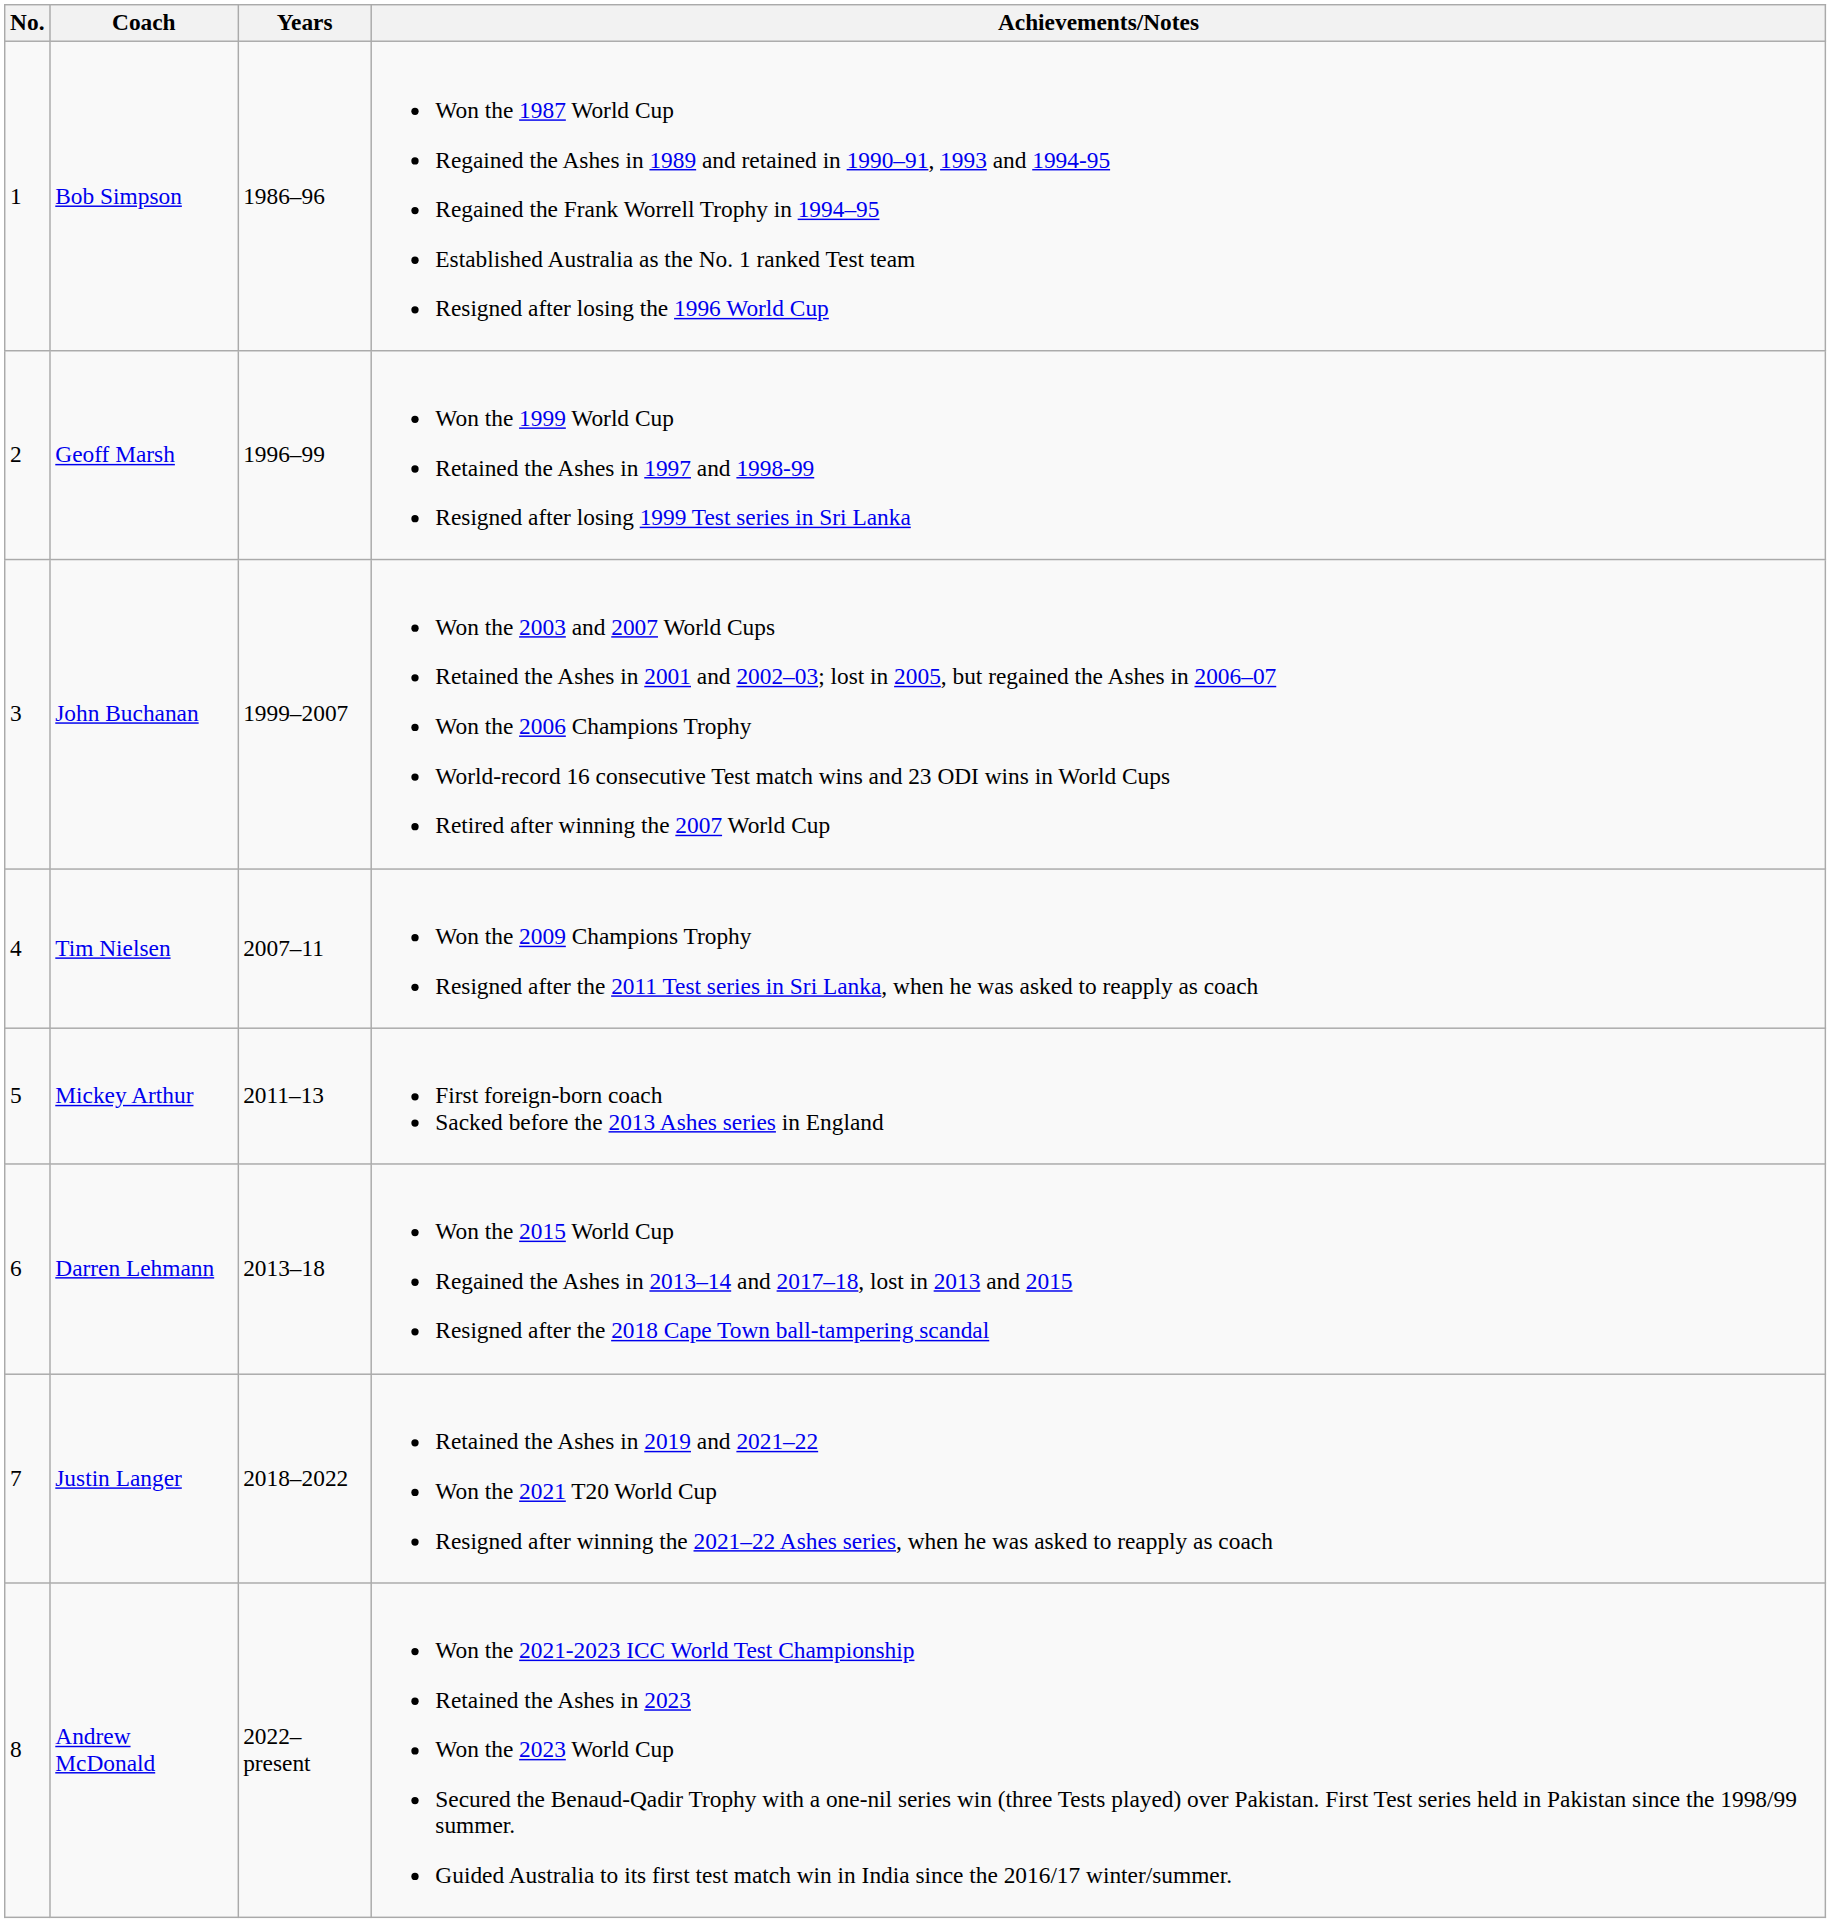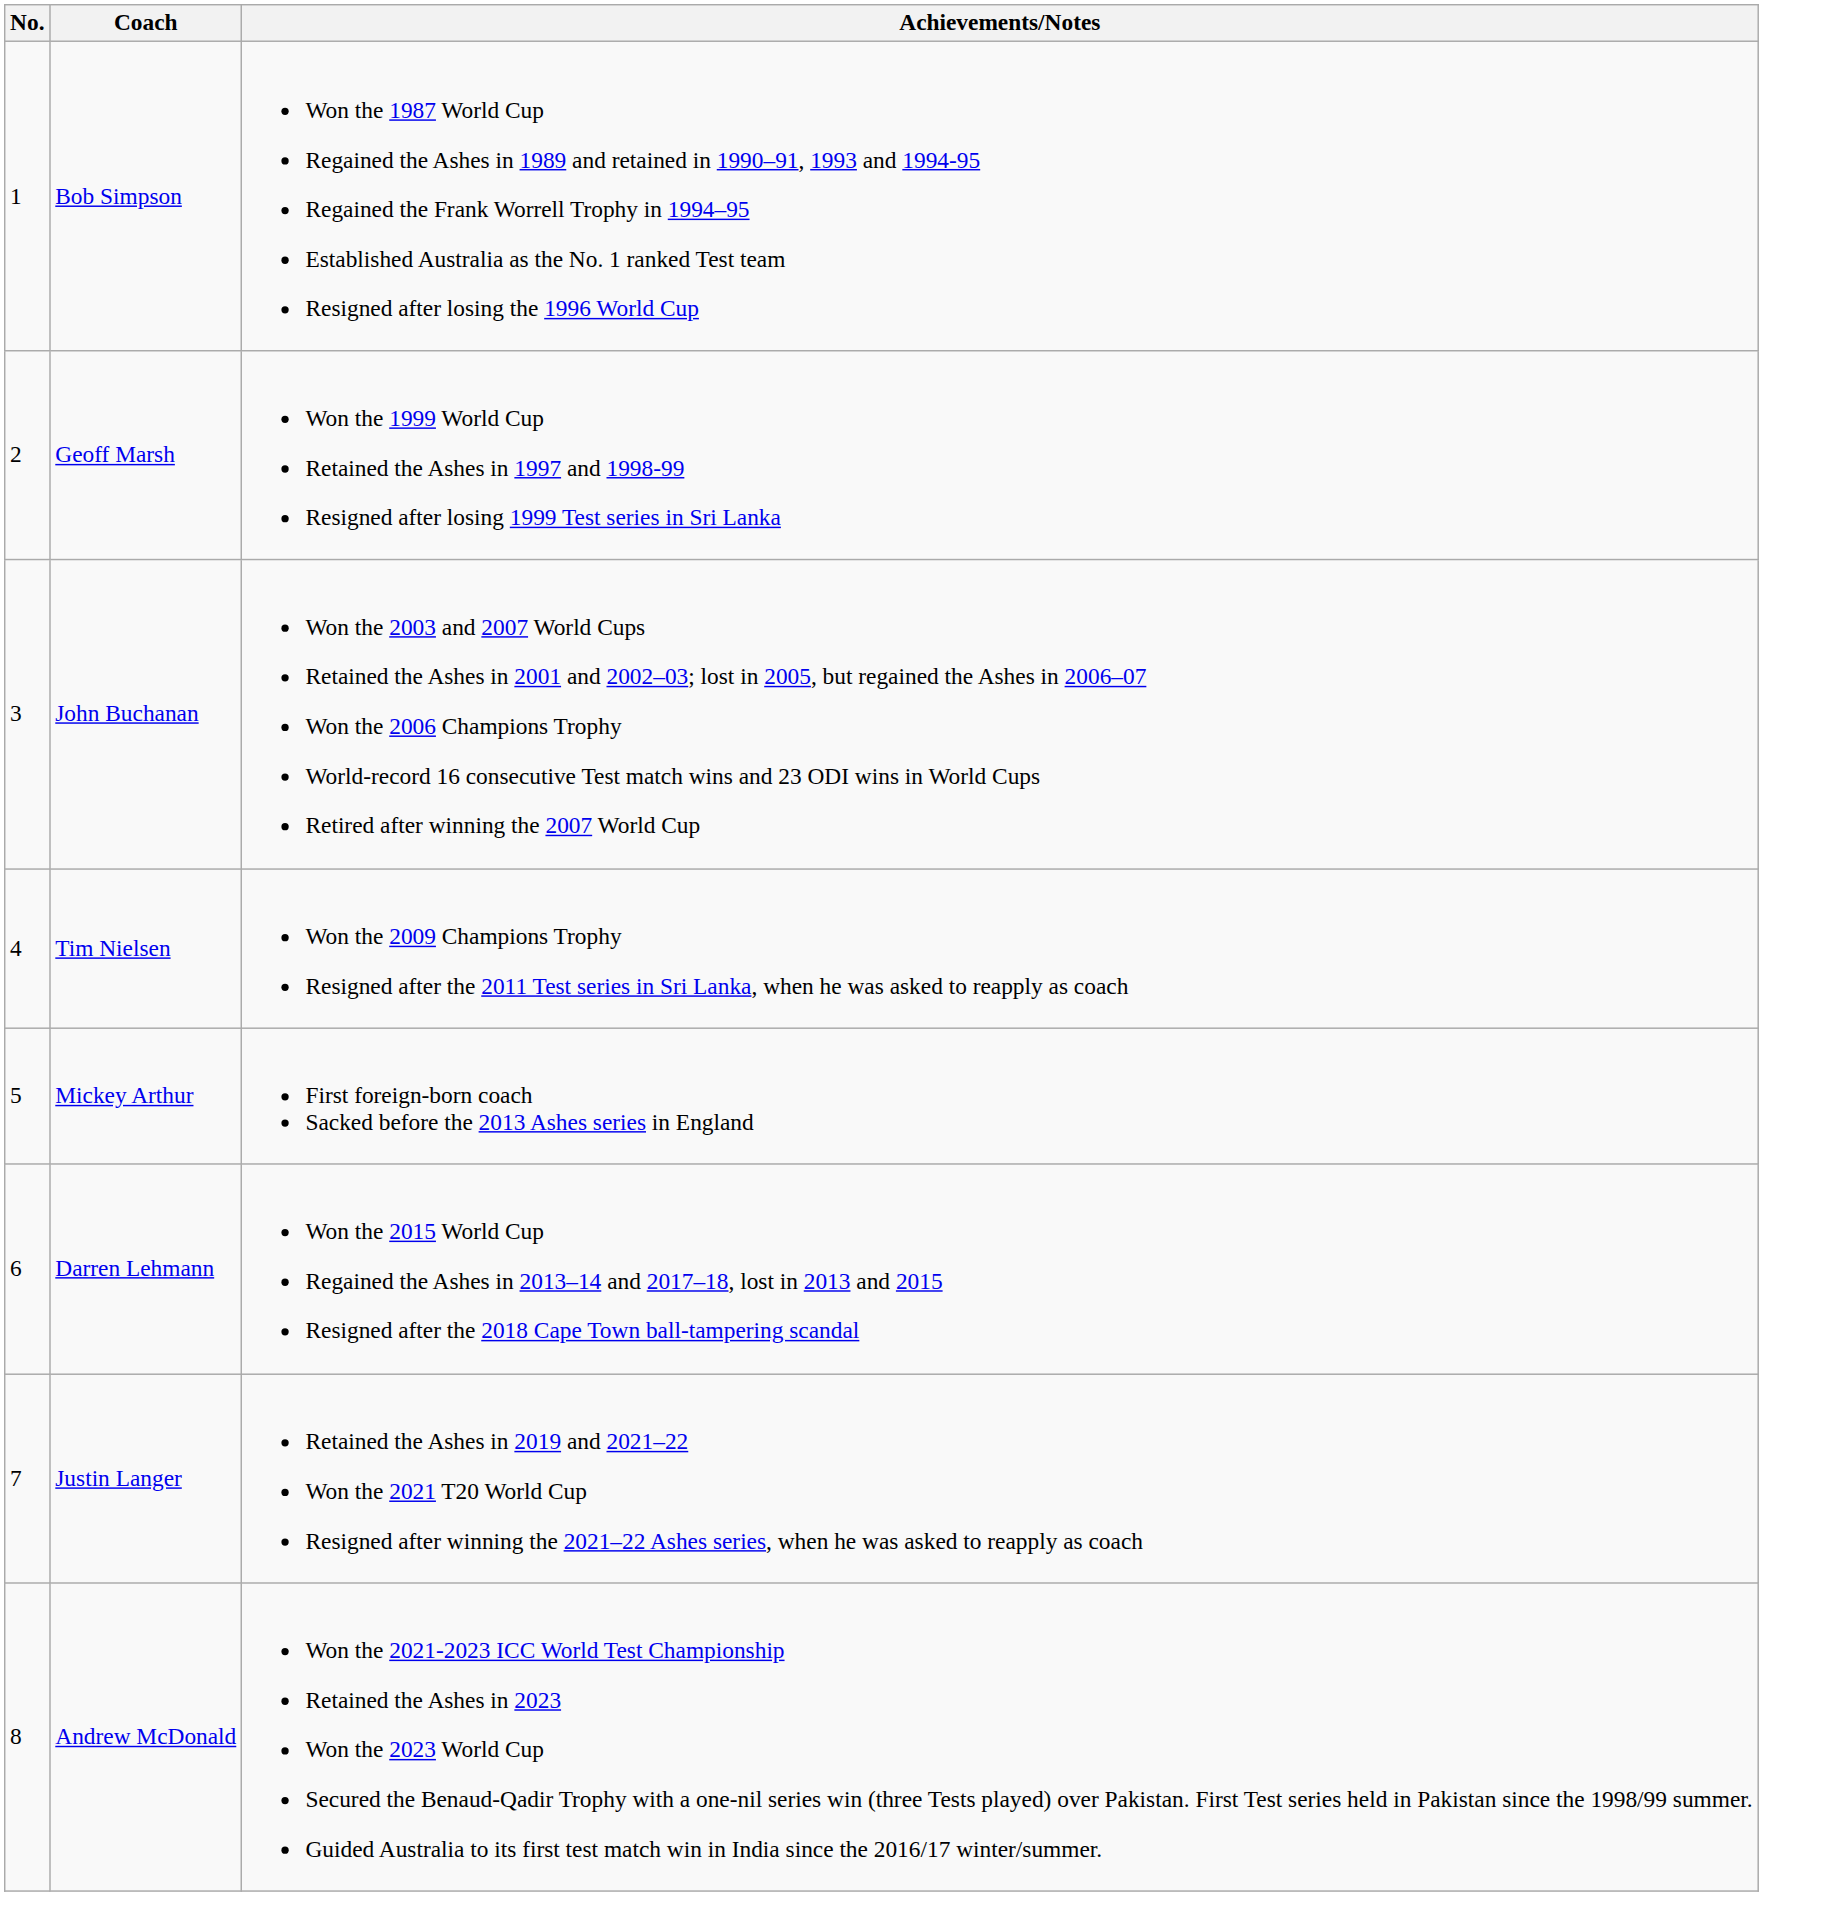- column: (305, 23)
